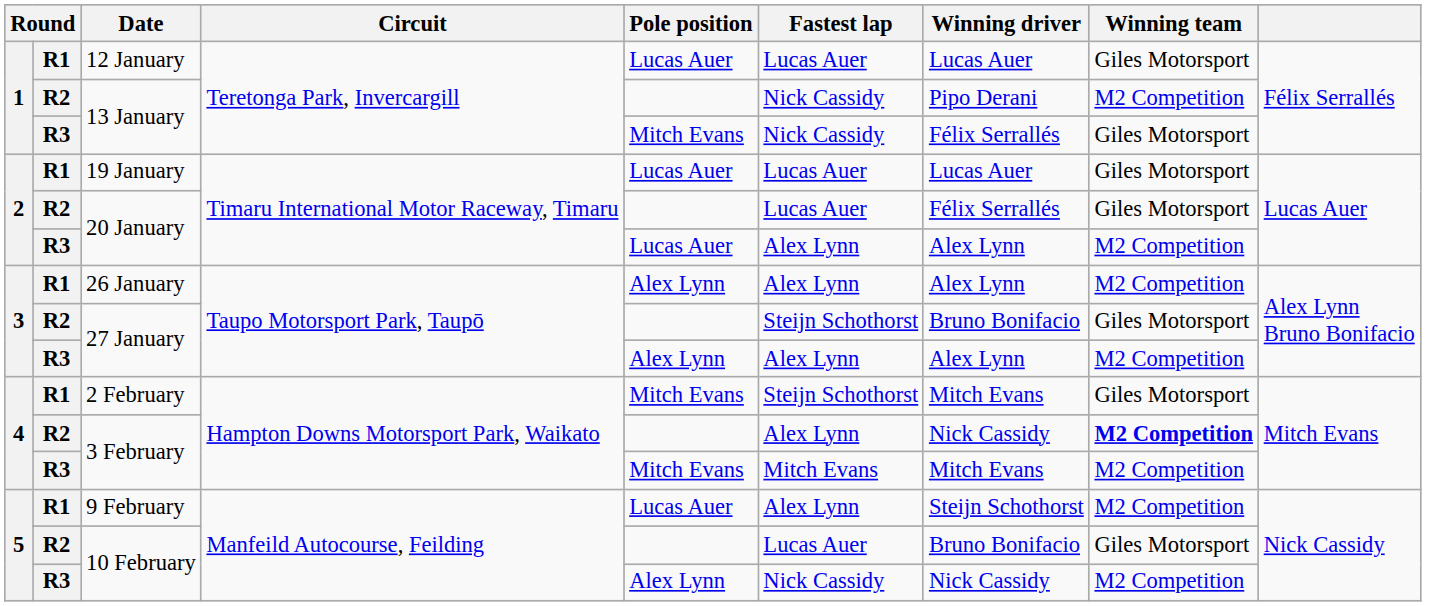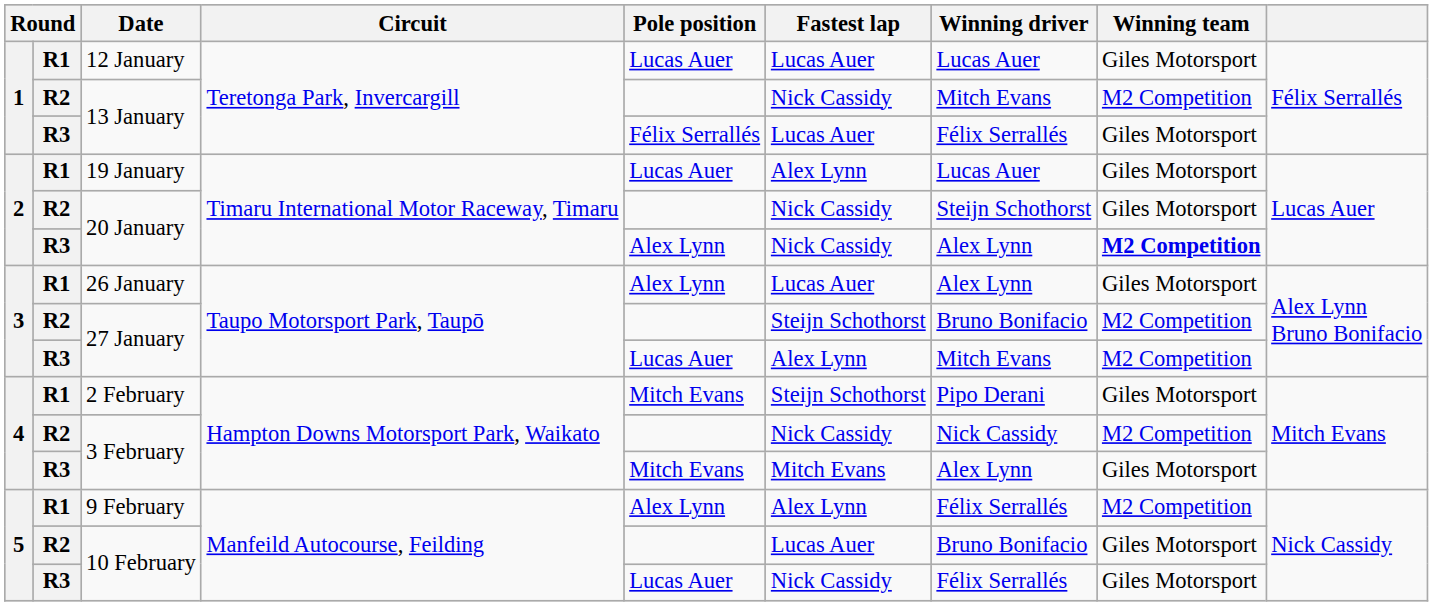(983, 97) Pipo Derani -> (994, 97) Mitch Evans
(687, 134) Mitch Evans -> (695, 134) Félix Serrallés
(824, 134) Nick Cassidy -> (823, 134) Lucas Auer
(815, 171) Lucas Auer -> (819, 171) Alex Lynn
(815, 208) Lucas Auer -> (831, 208) Nick Cassidy
(994, 208) Félix Serrallés -> (1014, 208) Steijn Schothorst
(681, 246) Lucas Auer -> (677, 246) Alex Lynn
(811, 246) Alex Lynn -> (831, 246) Nick Cassidy
(1169, 246) normal -> (1181, 246) bold
(811, 283) Alex Lynn -> (823, 283) Lucas Auer
(1169, 283) M2 Competition -> (1179, 283) Giles Motorsport
(1172, 320) Giles Motorsport -> (1177, 320) M2 Competition
(677, 357) Alex Lynn -> (681, 357) Lucas Auer
(977, 357) Alex Lynn -> (994, 357) Mitch Evans
(986, 395) Mitch Evans -> (991, 395) Pipo Derani
(811, 432) Alex Lynn -> (831, 432) Nick Cassidy
(1174, 432) bold -> (1177, 432) normal
(986, 469) Mitch Evans -> (984, 469) Alex Lynn
(1169, 469) M2 Competition -> (1179, 469) Giles Motorsport
(681, 506) Lucas Auer -> (677, 506) Alex Lynn
(1006, 506) Steijn Schothorst -> (1002, 506) Félix Serrallés
(677, 581) Alex Lynn -> (681, 581) Lucas Auer
(989, 581) Nick Cassidy -> (1002, 581) Félix Serrallés
(1169, 581) M2 Competition -> (1179, 581) Giles Motorsport
